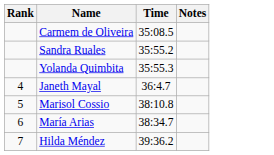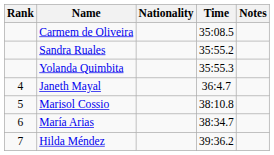+ column: (166, 13)
